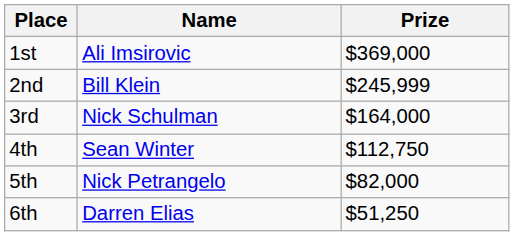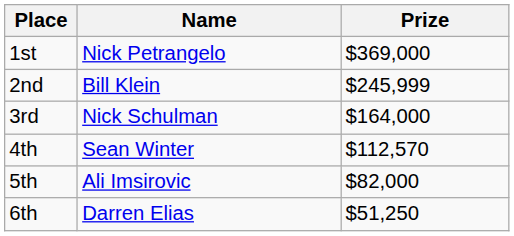(136, 52) Ali Imsirovic -> (154, 52) Nick Petrangelo
(387, 149) $112,750 -> (387, 149) $112,570
(154, 181) Nick Petrangelo -> (136, 181) Ali Imsirovic
